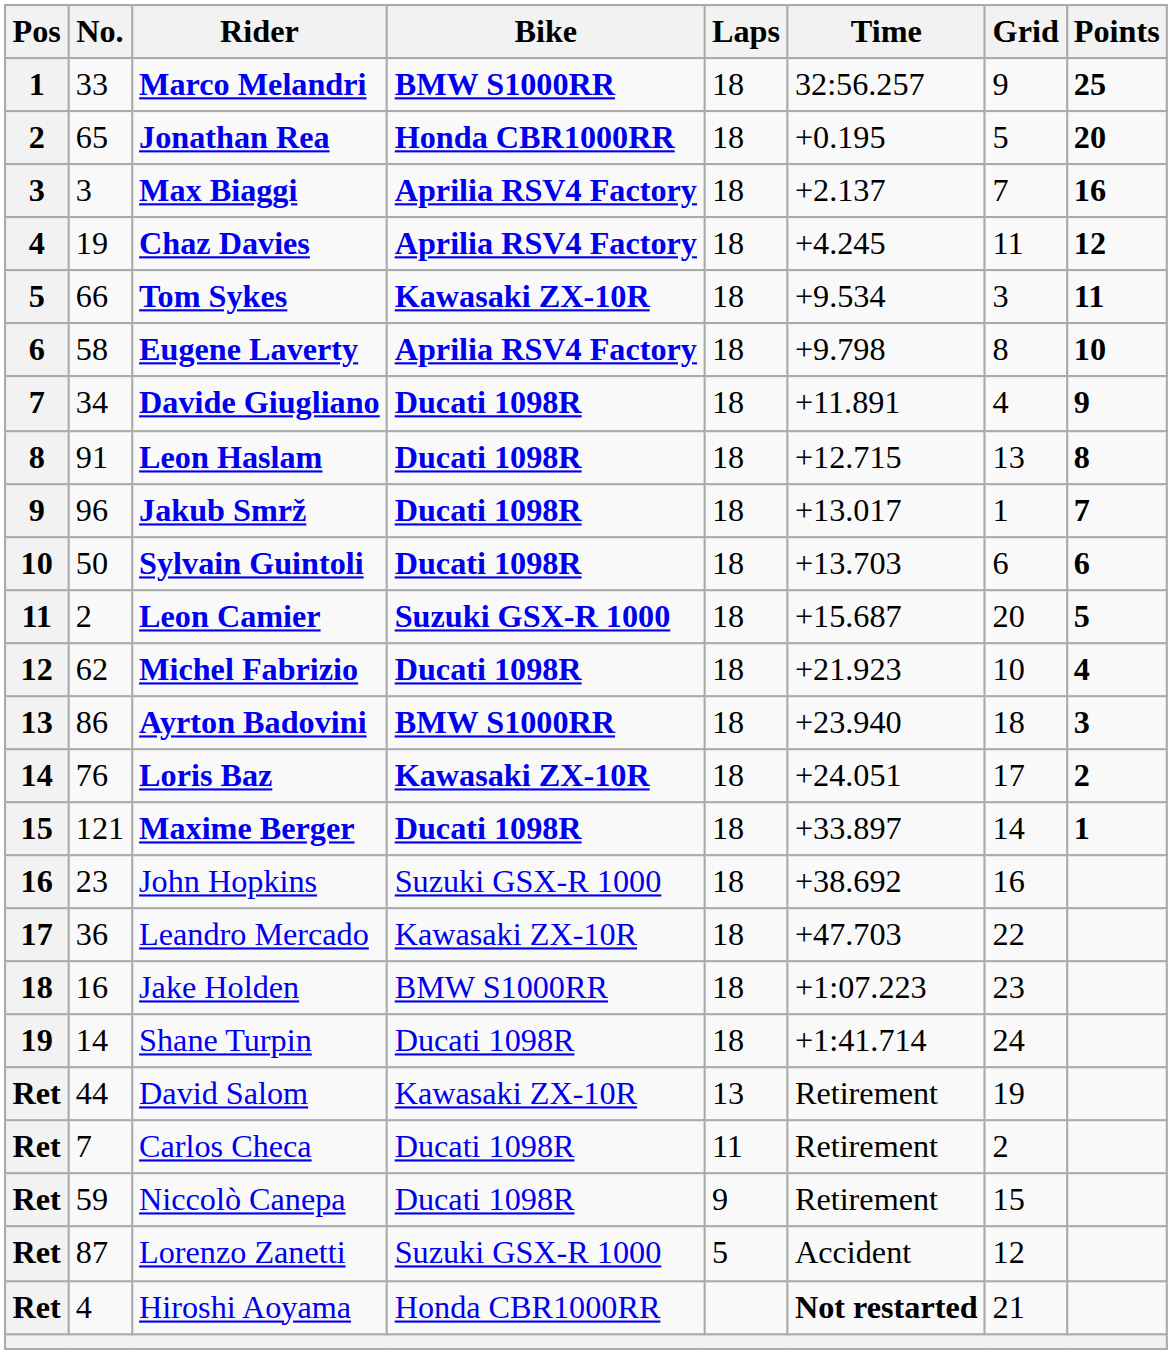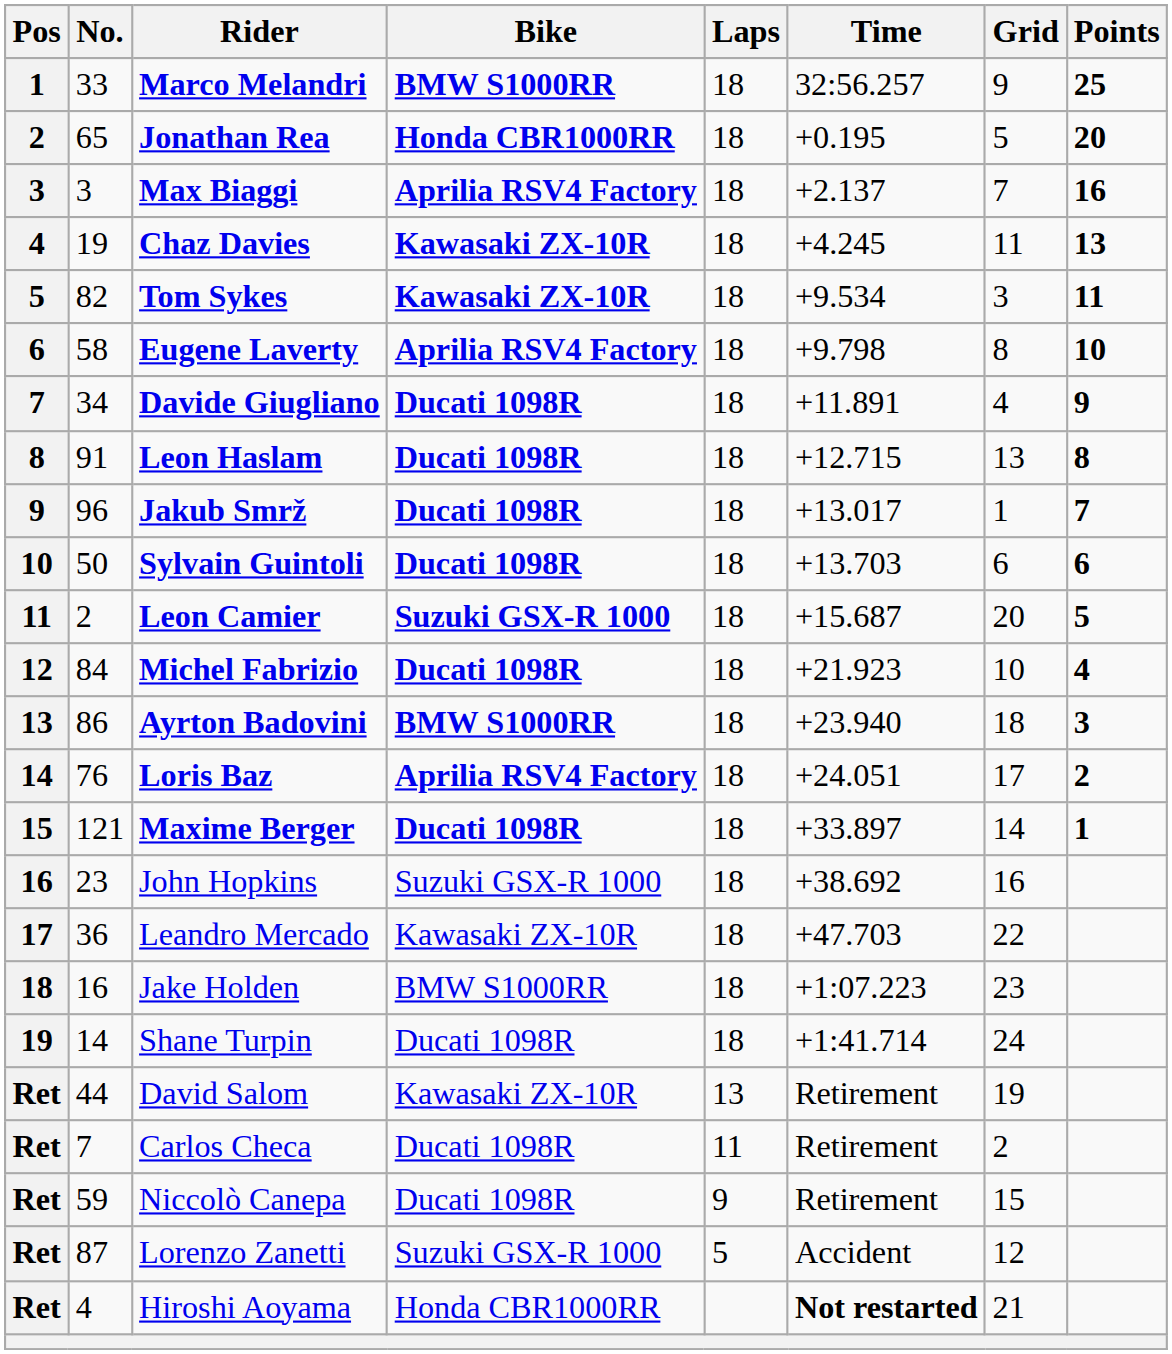(546, 243) Aprilia RSV4 Factory -> (522, 243) Kawasaki ZX-10R
(1090, 243) 12 -> (1090, 243) 13
(92, 296) 66 -> (92, 296) 82
(92, 668) 62 -> (92, 668) 84
(522, 775) Kawasaki ZX-10R -> (546, 775) Aprilia RSV4 Factory
